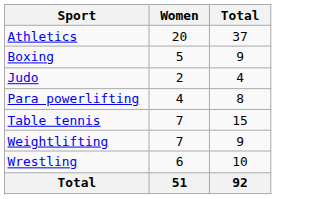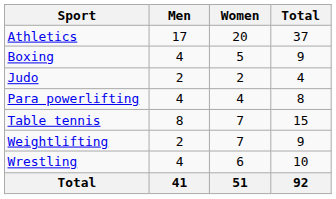+ column: (180, 15)
